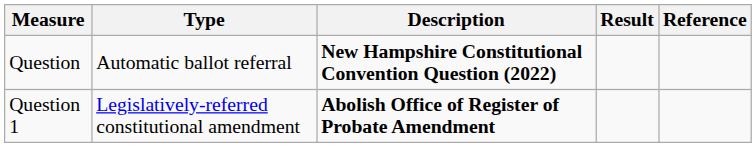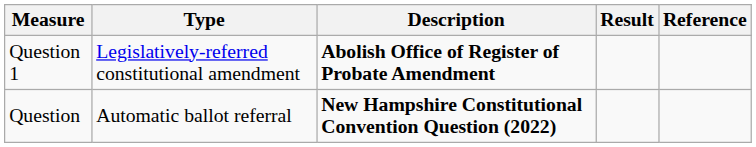rows swapped: (45, 62) <-> (45, 115)
